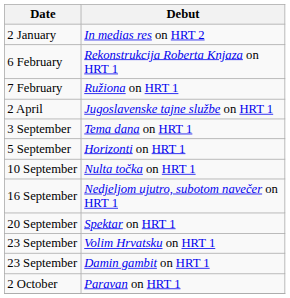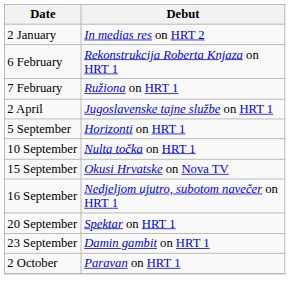- row: (138, 128)
+ row: (156, 169)
- row: (150, 243)
